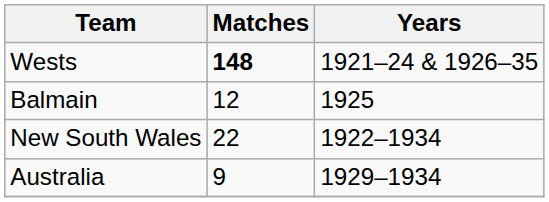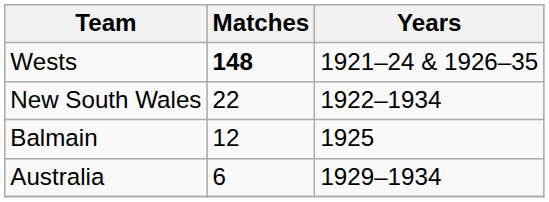rows swapped: (54, 100) <-> (106, 138)
(219, 176) 9 -> (219, 176) 6
